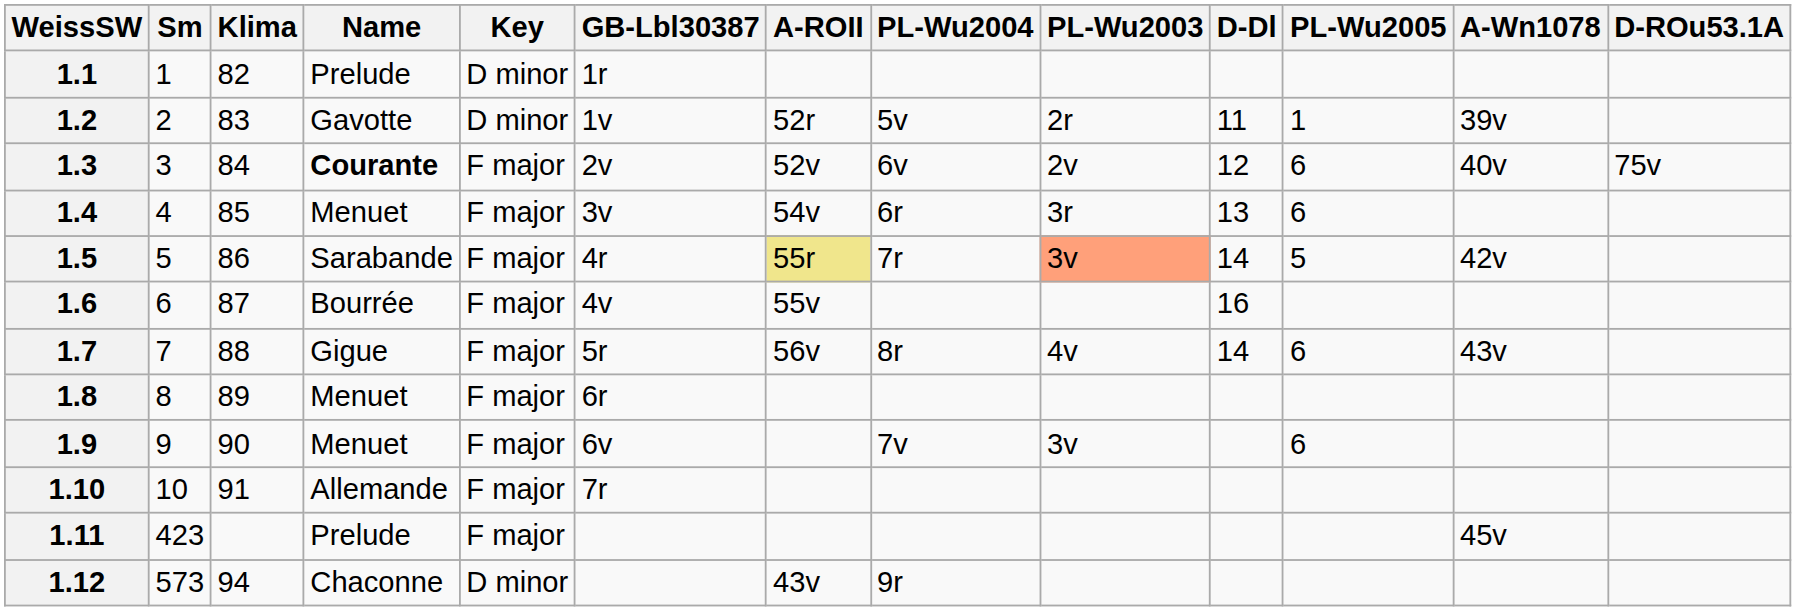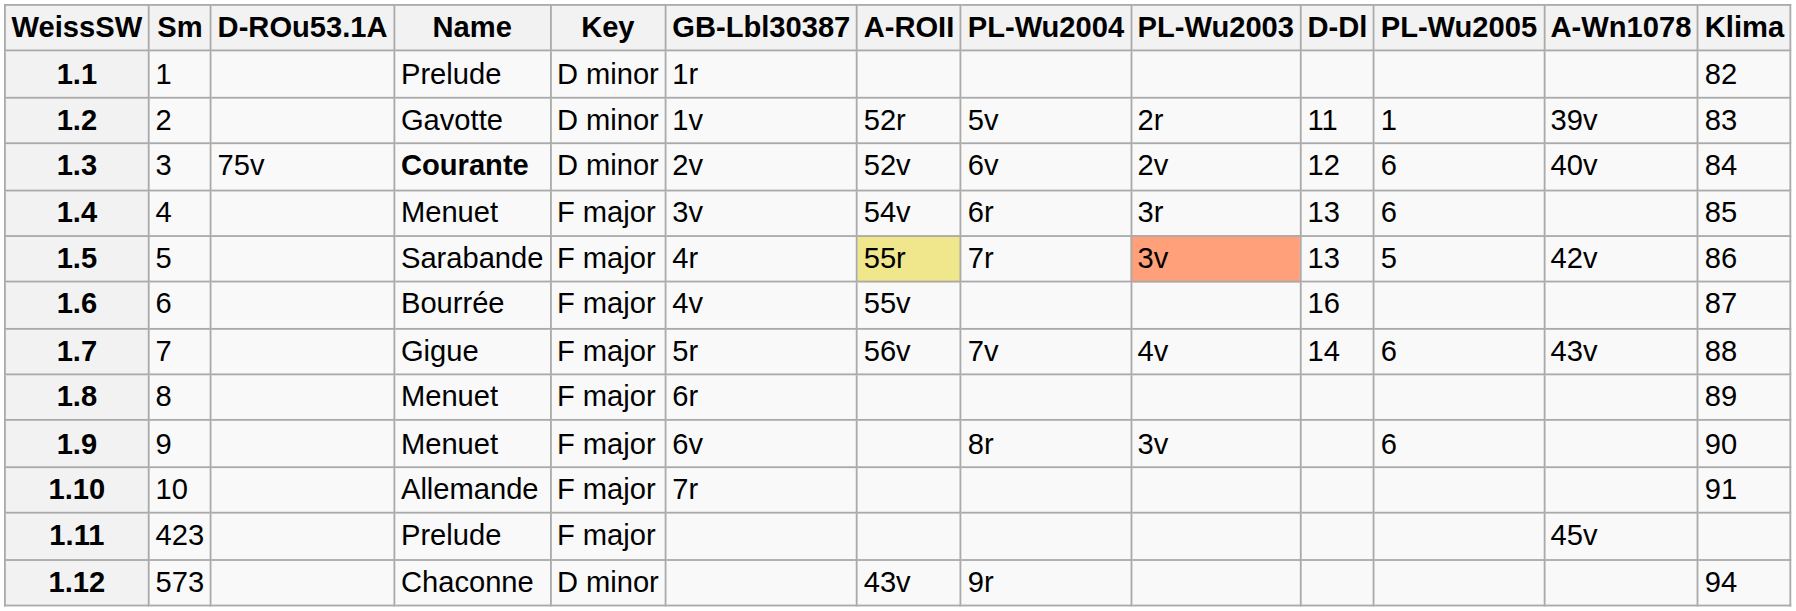columns swapped: (257, 27) <-> (1699, 27)
(516, 166) F major -> (608, 166) D minor
(1233, 258) 14 -> (1324, 258) 13
(890, 350) 8r -> (983, 350) 7v
(893, 443) 7v -> (981, 443) 8r
